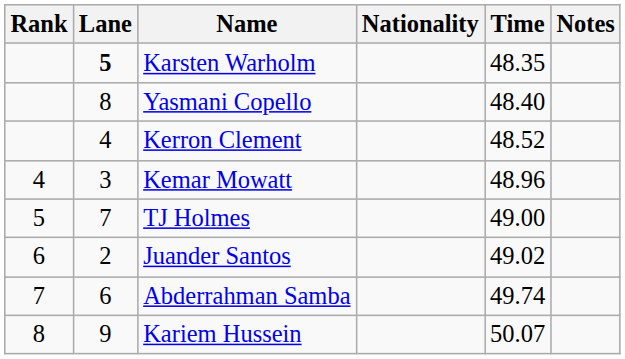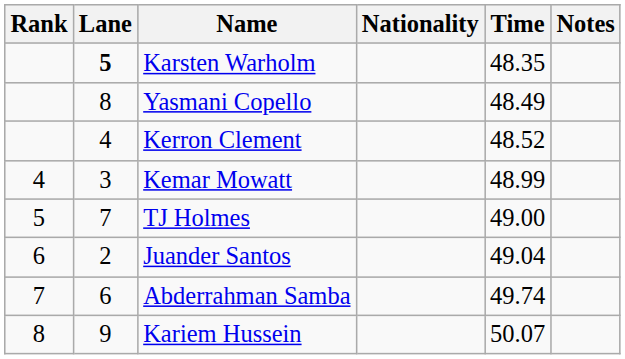(518, 101) 48.40 -> (518, 101) 48.49
(518, 179) 48.96 -> (518, 179) 48.99
(518, 256) 49.02 -> (518, 256) 49.04
